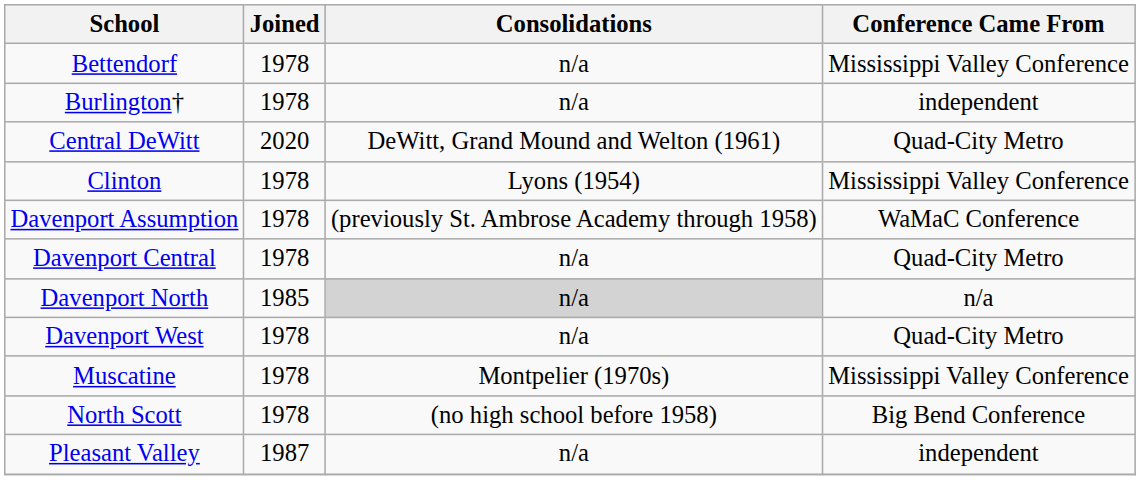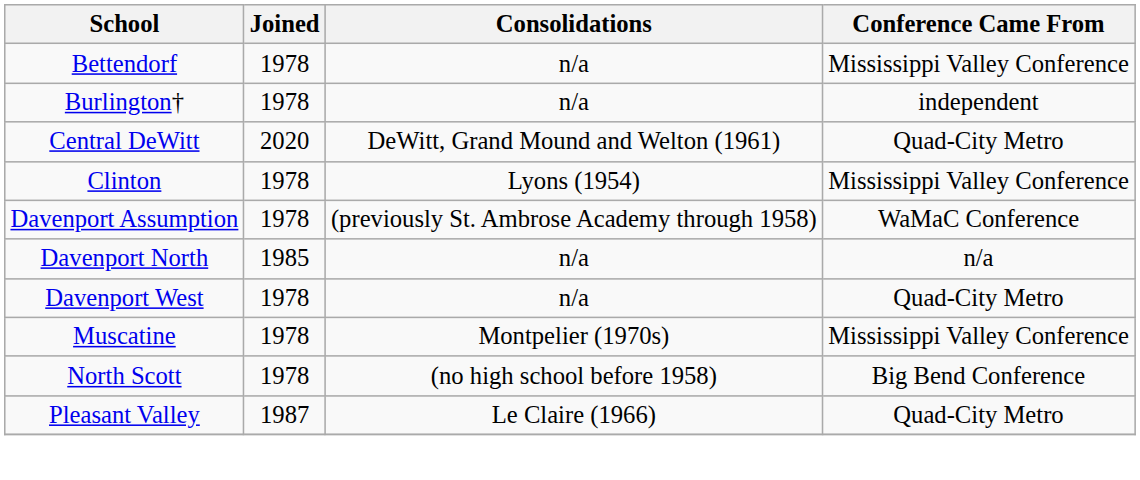- row: (124, 258)
(574, 297) lightgrey background -> (574, 258) no background
(574, 453) n/a -> (574, 414) Le Claire (1966)
(978, 453) independent -> (978, 414) Quad-City Metro
